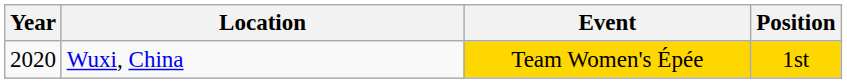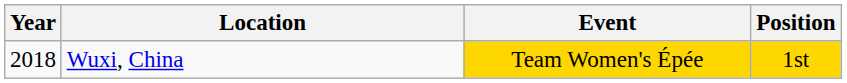(33, 59) 2020 -> (33, 59) 2018
